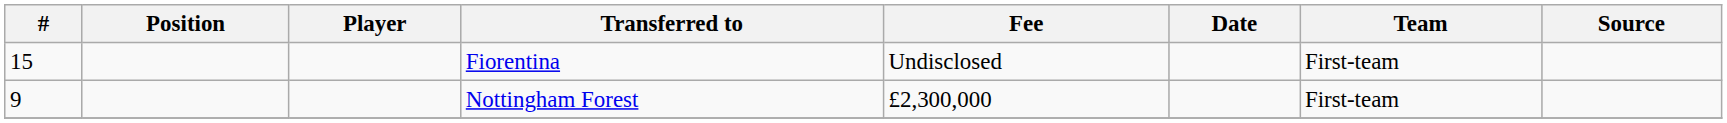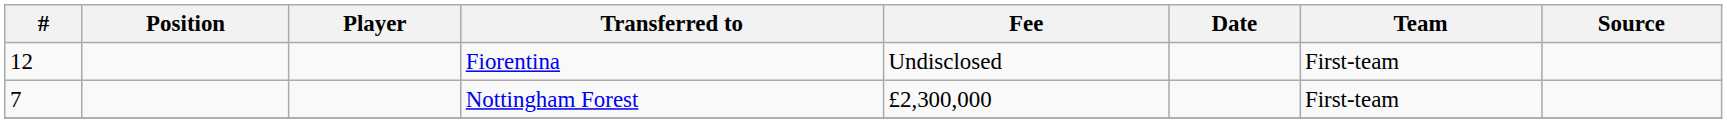(22, 61) 15 -> (22, 61) 12
(16, 99) 9 -> (16, 99) 7
